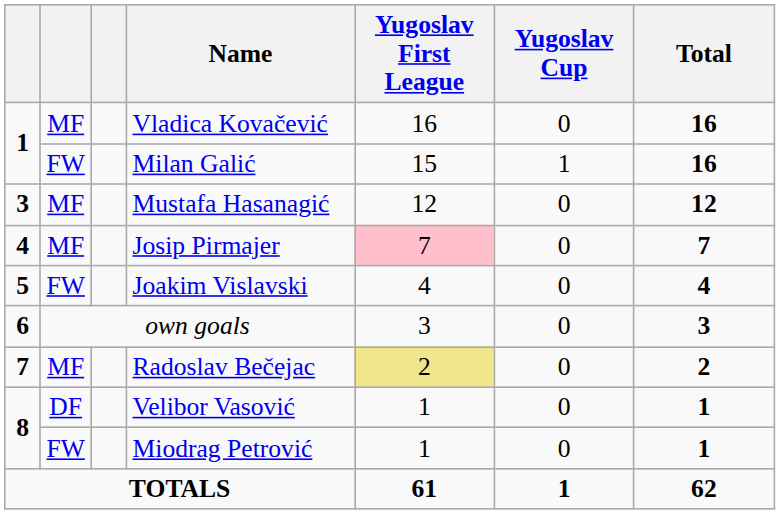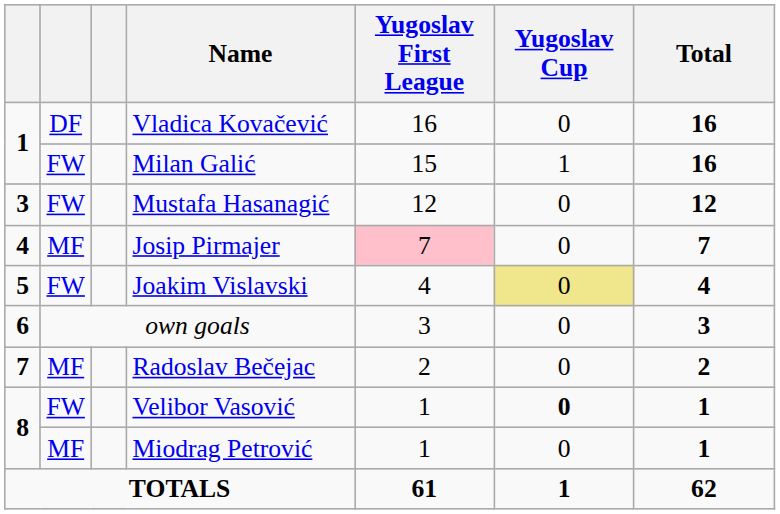(66, 123) MF -> (66, 123) DF
(66, 204) MF -> (66, 204) FW
(564, 285) no background -> (564, 285) khaki background
(424, 366) khaki background -> (424, 366) no background
(66, 407) DF -> (66, 407) FW
(564, 407) normal -> (564, 407) bold
(66, 447) FW -> (66, 447) MF
